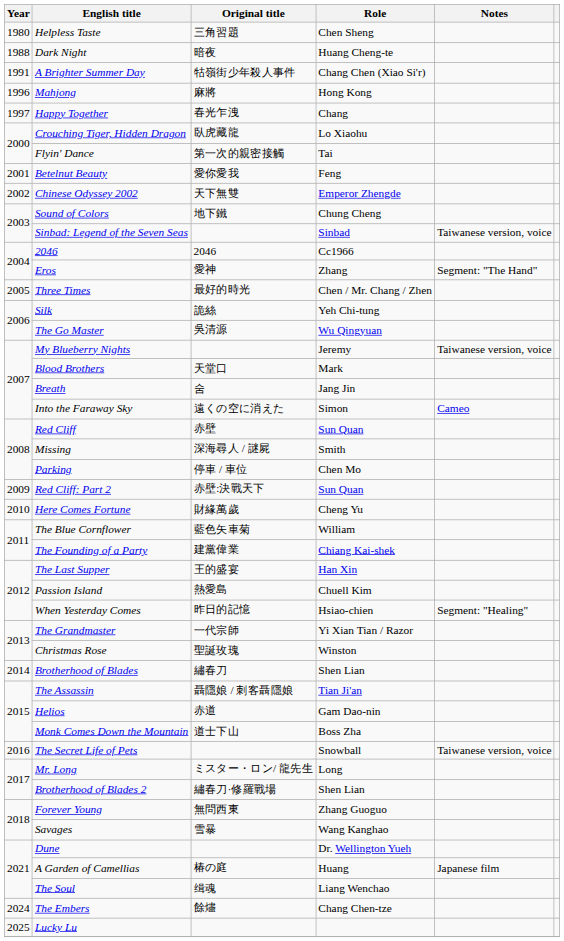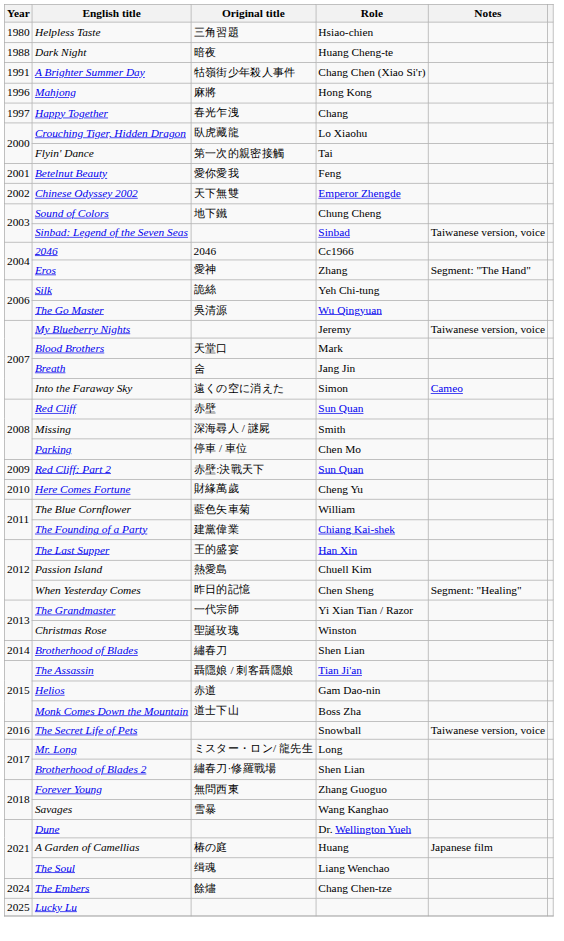(346, 32) Chen Sheng -> (346, 32) Hsiao-chien
- row: (63, 290)
(346, 610) Hsiao-chien -> (346, 590) Chen Sheng
